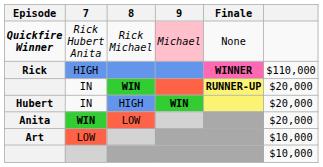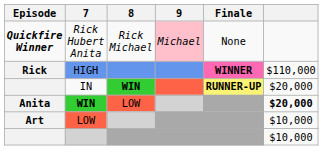- row: (35, 103)
(291, 120) normal -> (291, 103) bold
